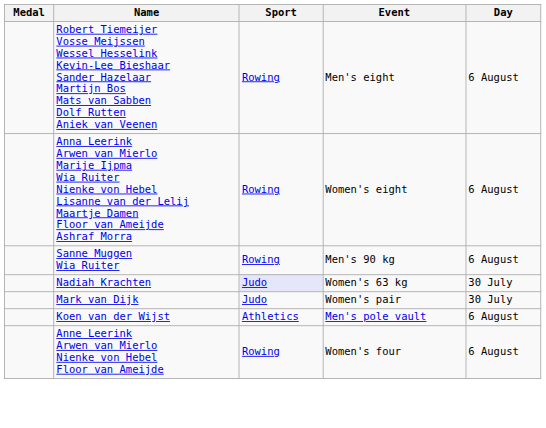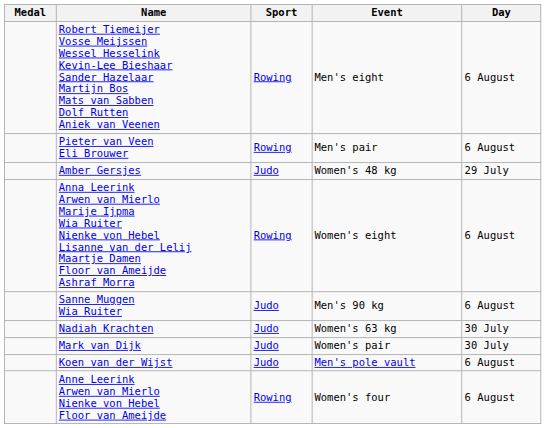+ row: (106, 148)
+ row: (100, 171)
(261, 260) Rowing -> (266, 306) Judo
(255, 283) lavender background -> (266, 329) no background
(270, 317) Athletics -> (266, 363) Judo
